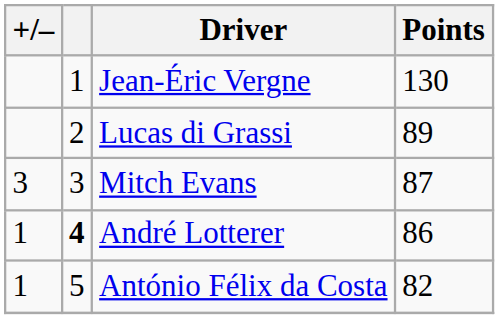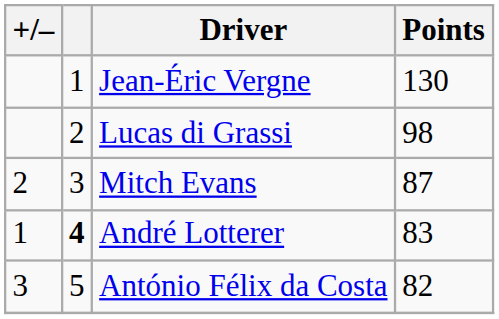(418, 131) 89 -> (418, 131) 98
(20, 183) 3 -> (20, 183) 2
(418, 234) 86 -> (418, 234) 83
(20, 285) 1 -> (20, 285) 3
